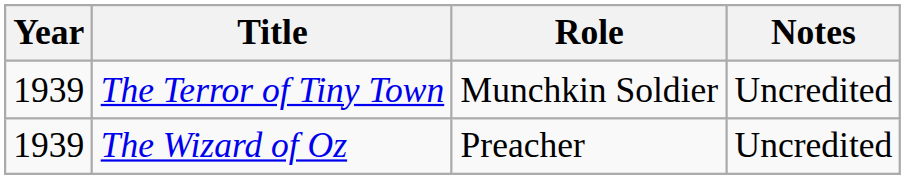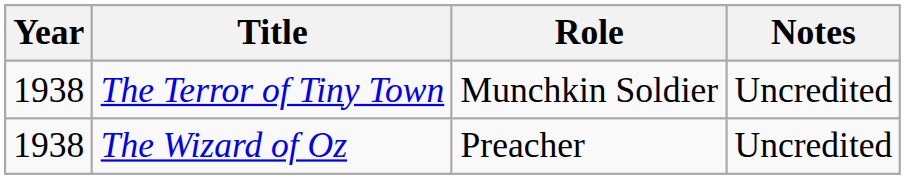(49, 88) 1939 -> (49, 88) 1938
(49, 145) 1939 -> (49, 145) 1938
